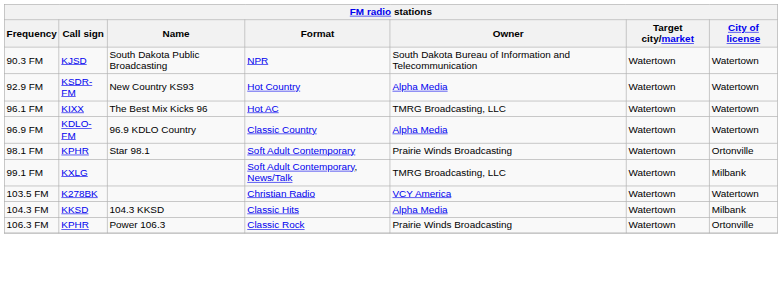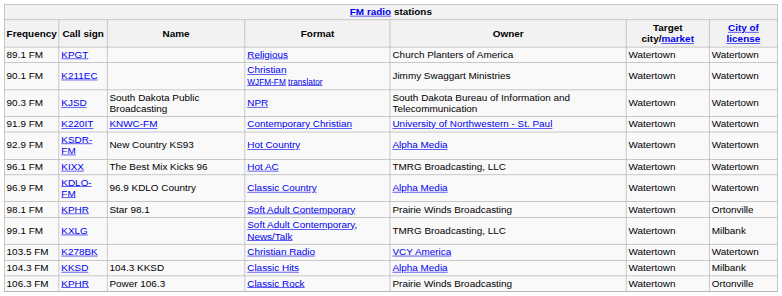+ row: (25, 54)
+ row: (25, 76)
+ row: (25, 124)
